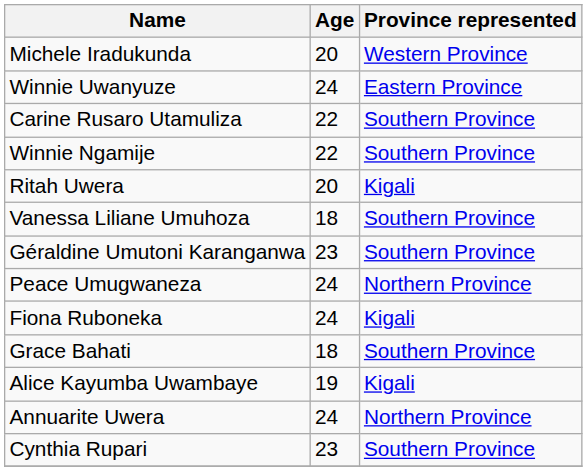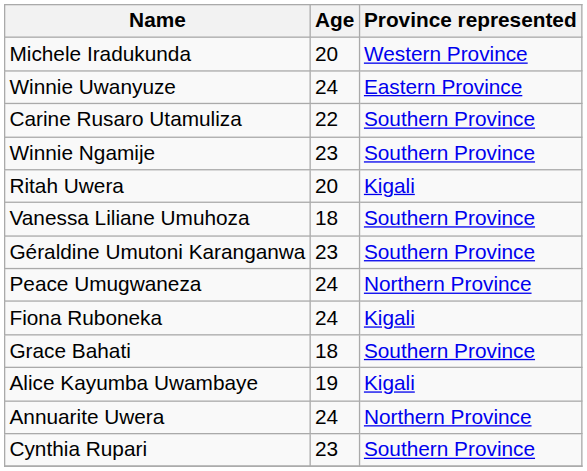(327, 152) 22 -> (327, 152) 23
